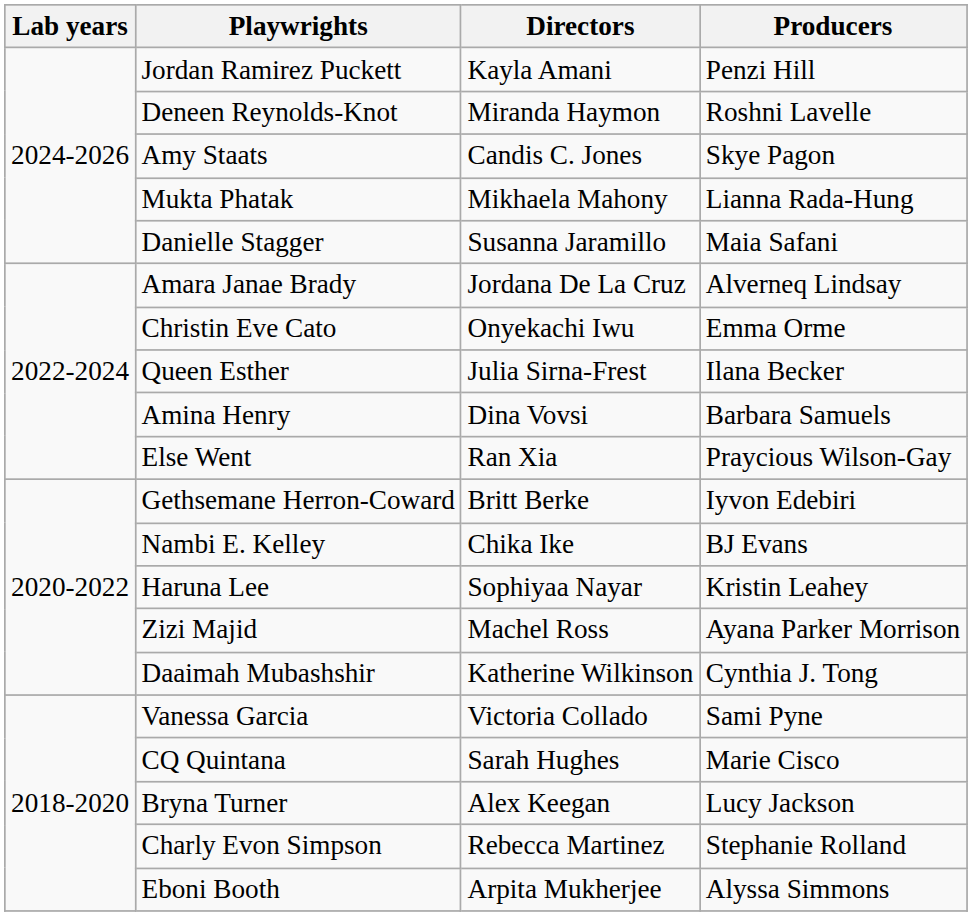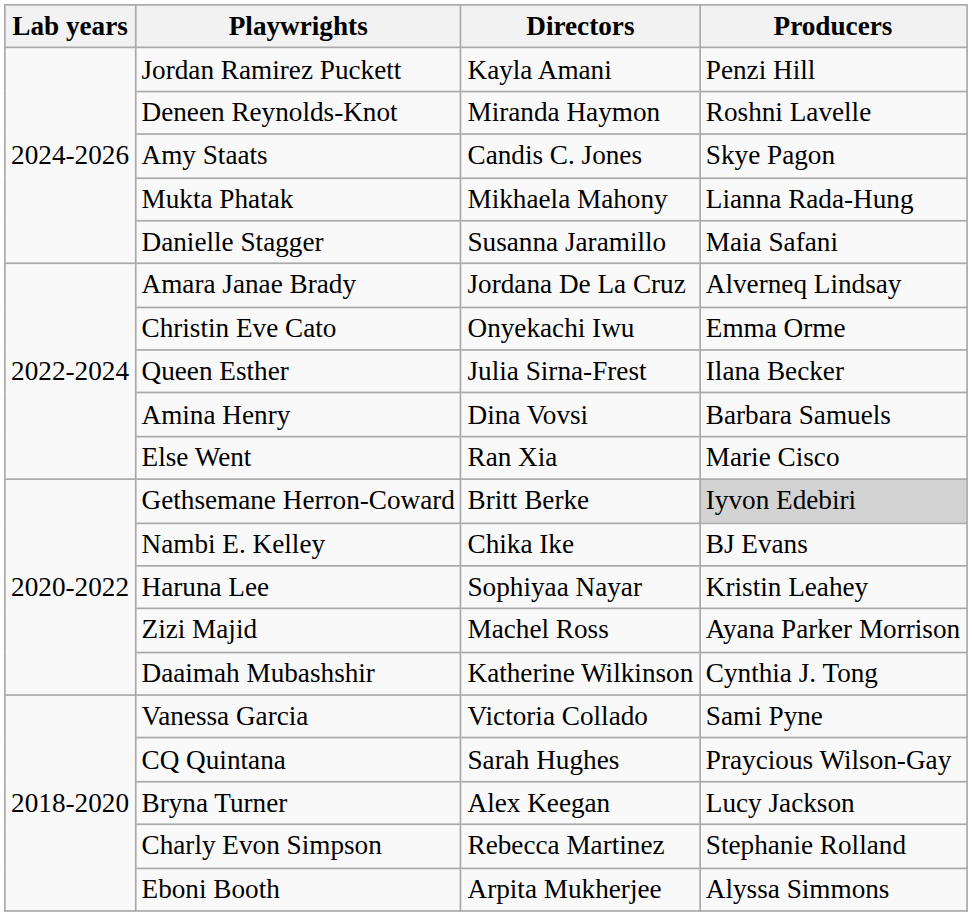(829, 457) Praycious Wilson-Gay -> (773, 457) Marie Cisco
(781, 500) no background -> (781, 500) lightgrey background
(773, 759) Marie Cisco -> (829, 759) Praycious Wilson-Gay
